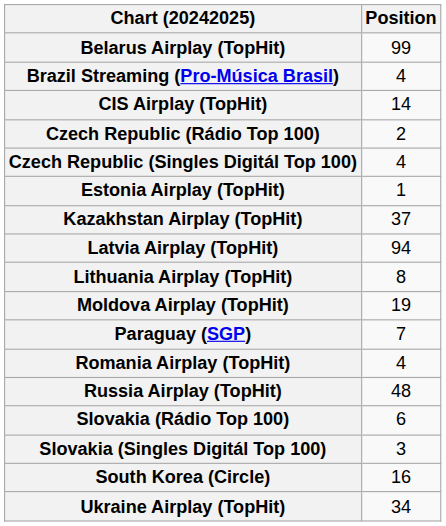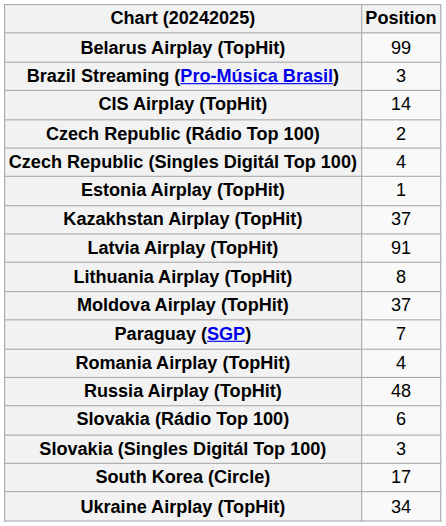(401, 76) 4 -> (401, 76) 3
(401, 248) 94 -> (401, 248) 91
(401, 305) 19 -> (401, 305) 37
(401, 477) 16 -> (401, 477) 17
